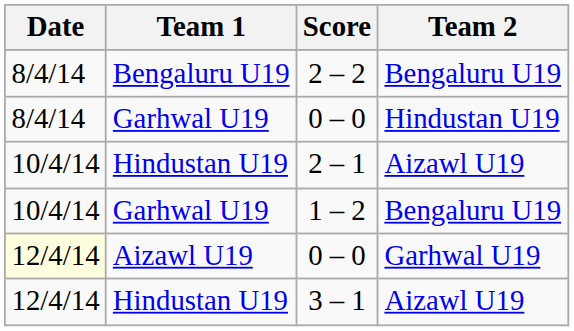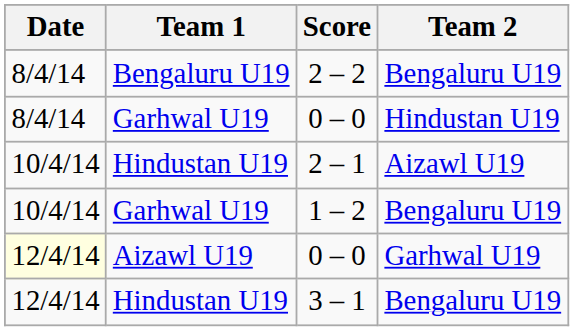(454, 301) Aizawl U19 -> (473, 301) Bengaluru U19
